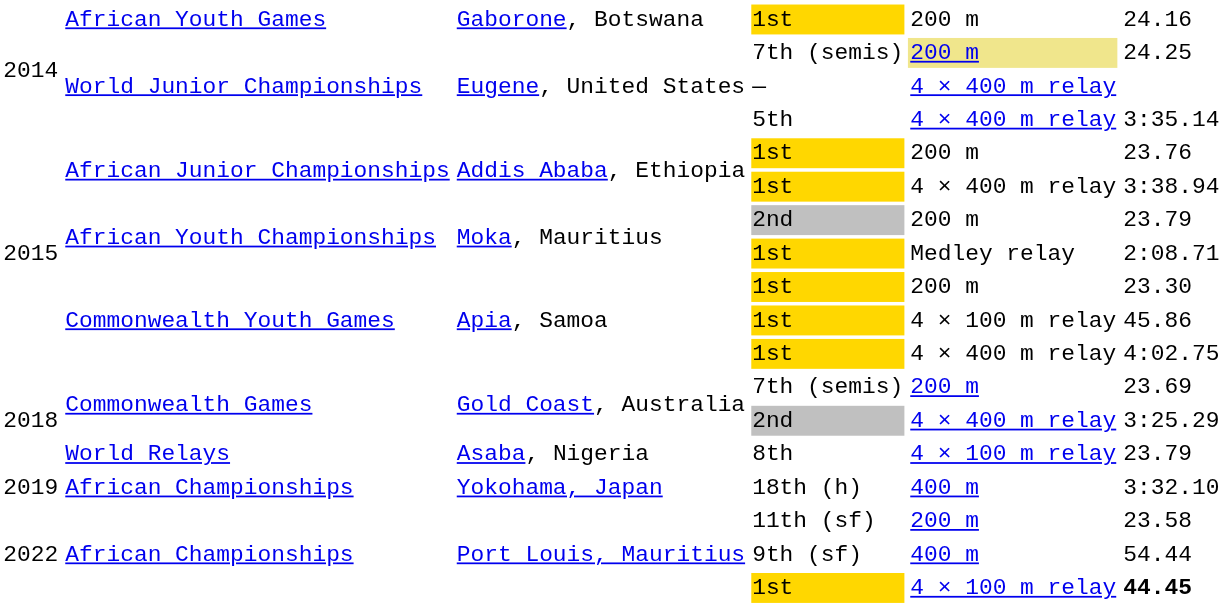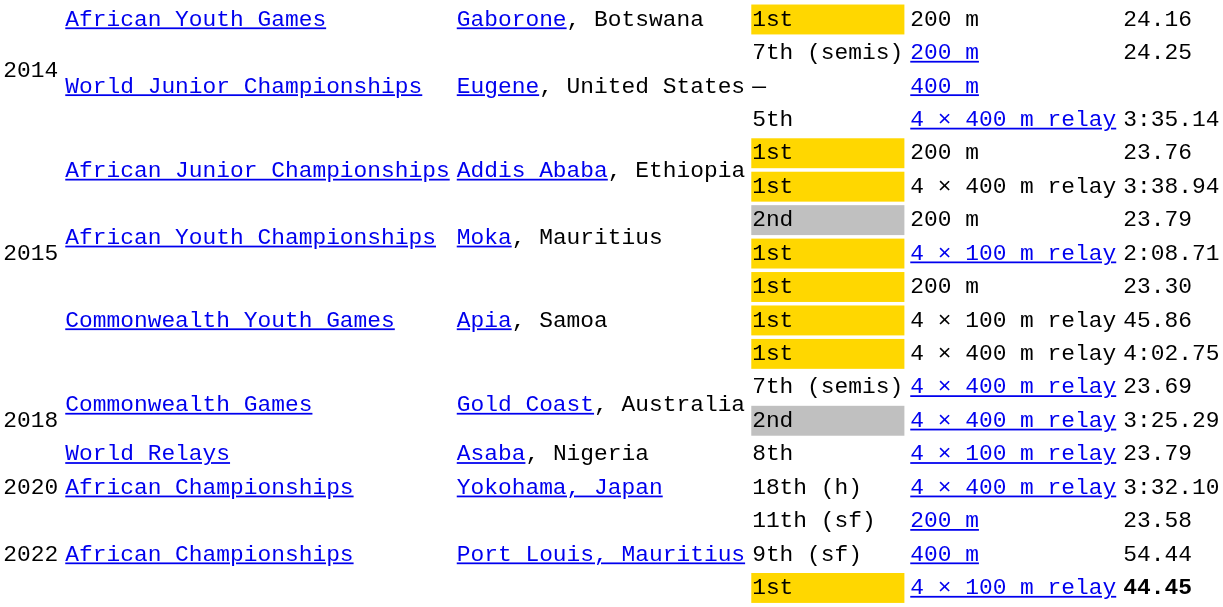(945, 53) khaki background -> (945, 53) no background
(1013, 86) 4 × 400 m relay -> (945, 86) 400 m
(993, 254) Medley relay -> (1013, 254) 4 × 100 m relay
(945, 387) 200 m -> (1013, 387) 4 × 400 m relay
(31, 488) 2019 -> (31, 488) 2020
(945, 488) 400 m -> (1013, 488) 4 × 400 m relay
